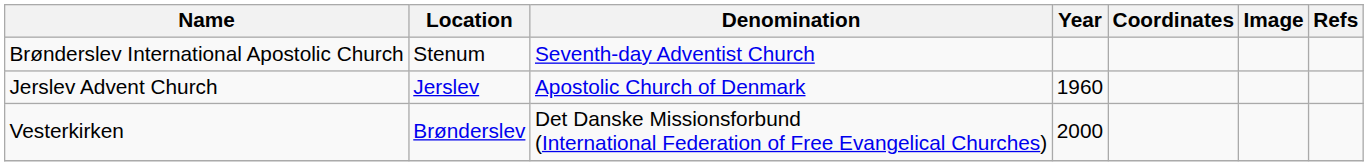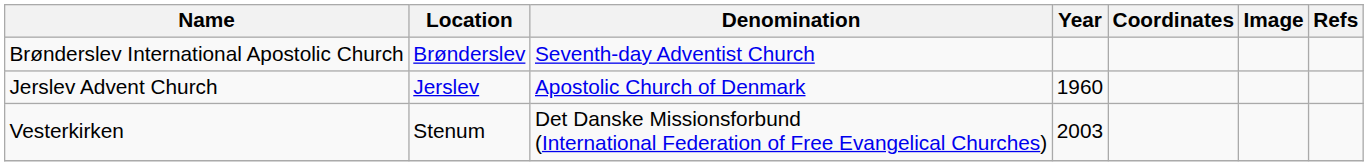(449, 53) Stenum -> (469, 53) Brønderslev
(469, 131) Brønderslev -> (449, 131) Stenum
(1080, 131) 2000 -> (1080, 131) 2003
